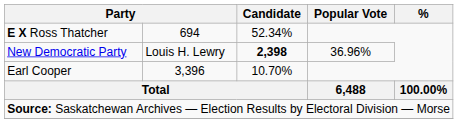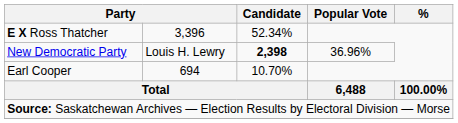(190, 33) 694 -> (190, 33) 3,396
(190, 71) 3,396 -> (190, 71) 694
